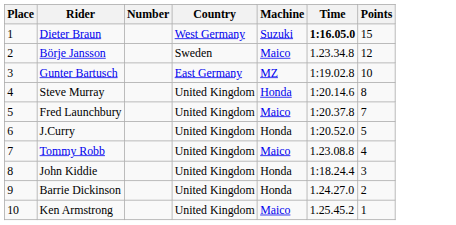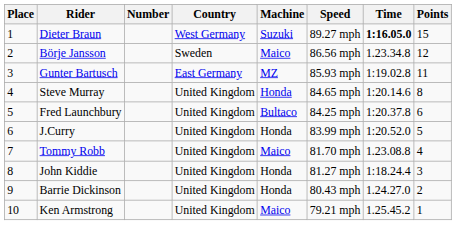+ column: (335, 14)
(367, 73) 10 -> (423, 73) 11
(275, 112) Maico -> (279, 112) Bultaco
(364, 112) 7 -> (420, 112) 6
